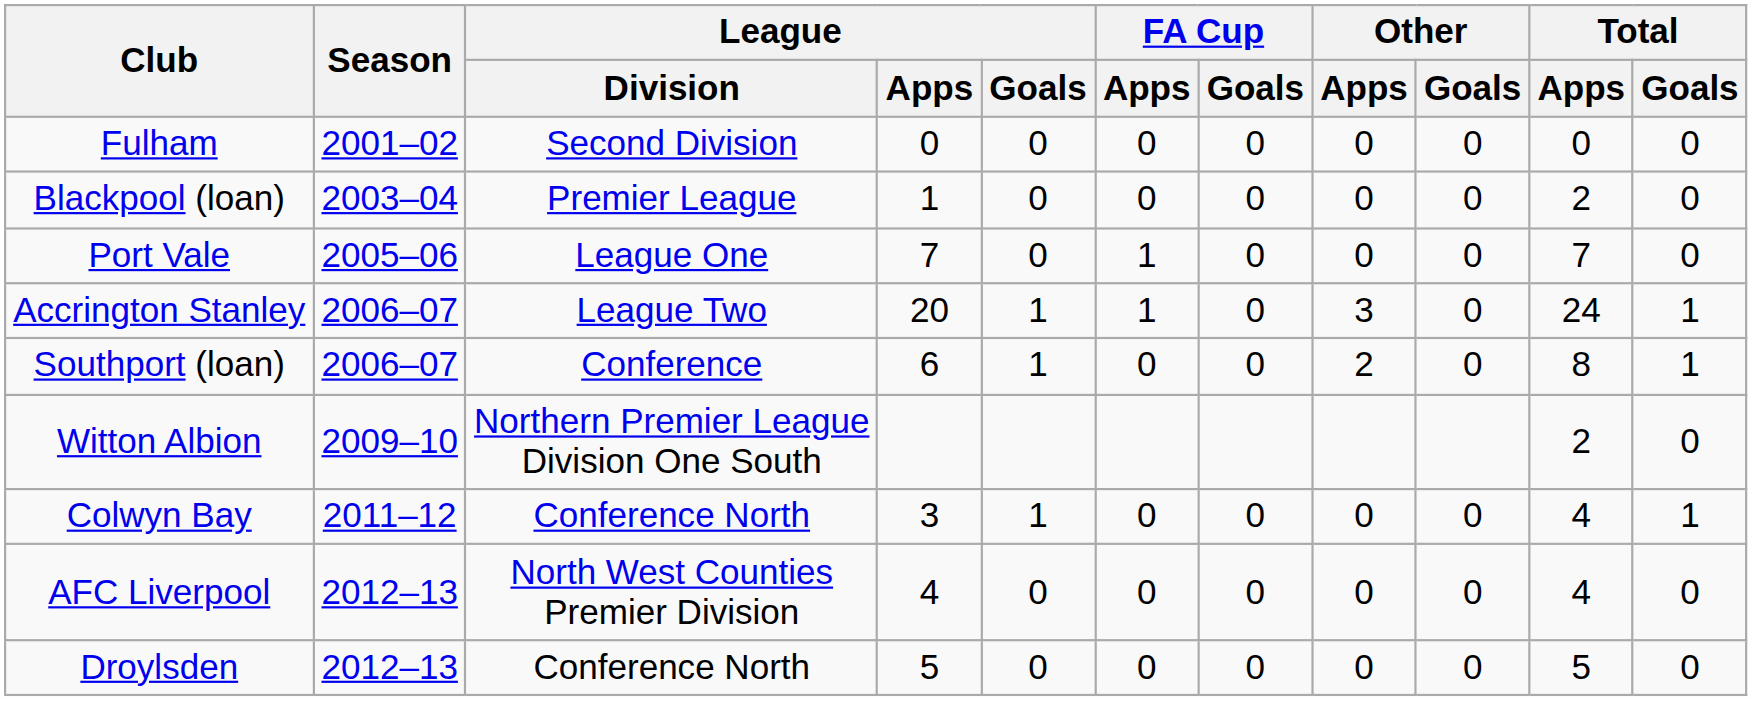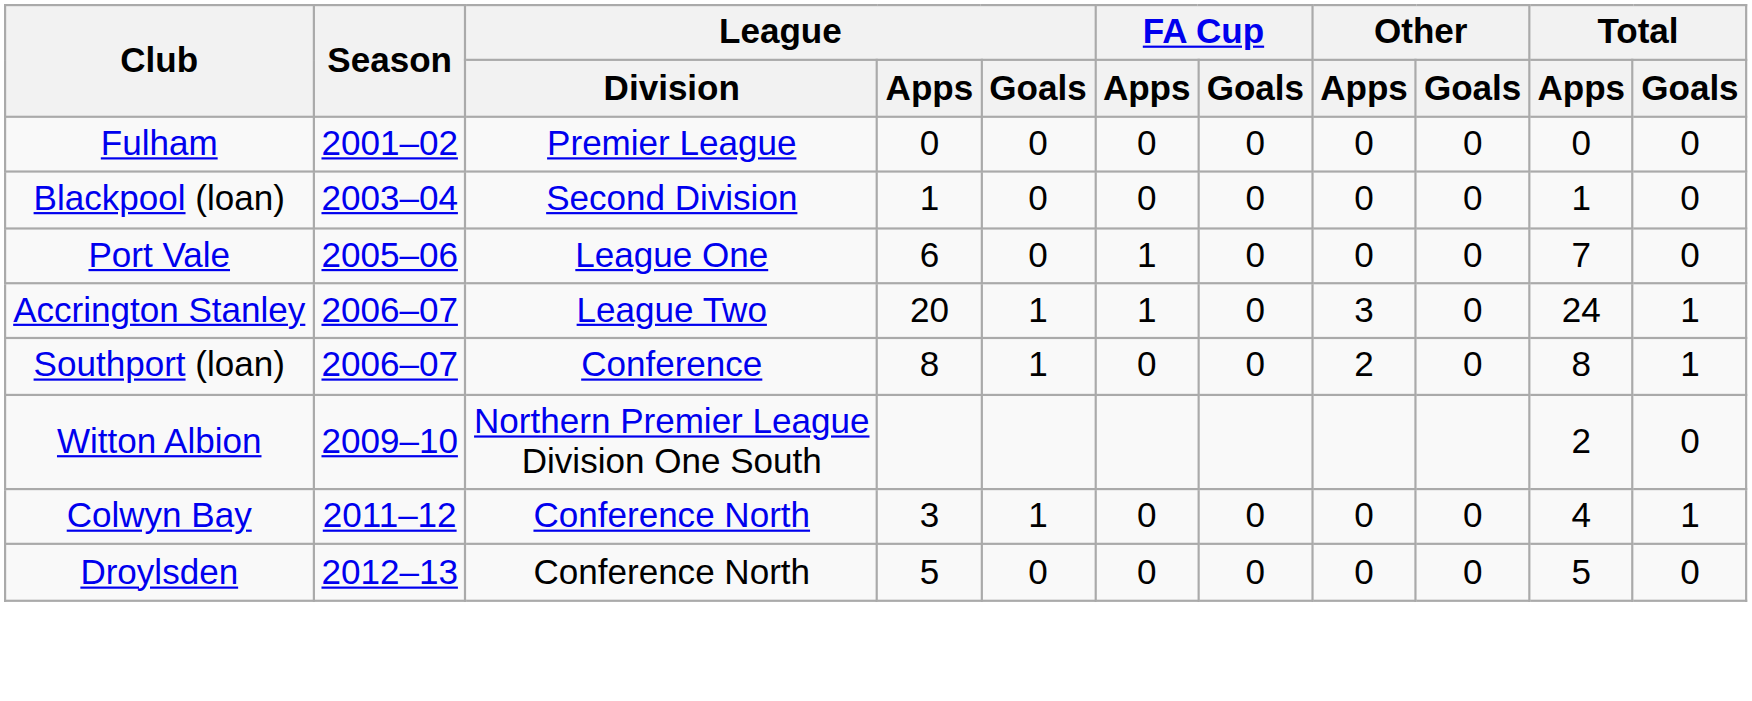(672, 143) Second Division -> (672, 143) Premier League
(672, 198) Premier League -> (672, 198) Second Division
(1581, 198) 2 -> (1581, 198) 1
(929, 254) 7 -> (929, 254) 6
(929, 365) 6 -> (929, 365) 8
- row: (159, 591)
